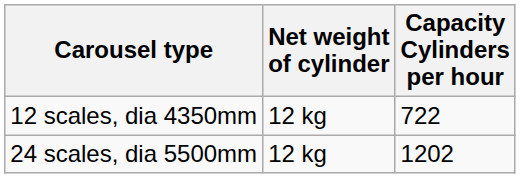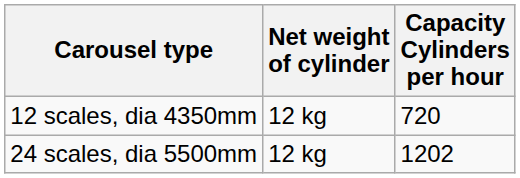(421, 115) 722 -> (421, 115) 720
